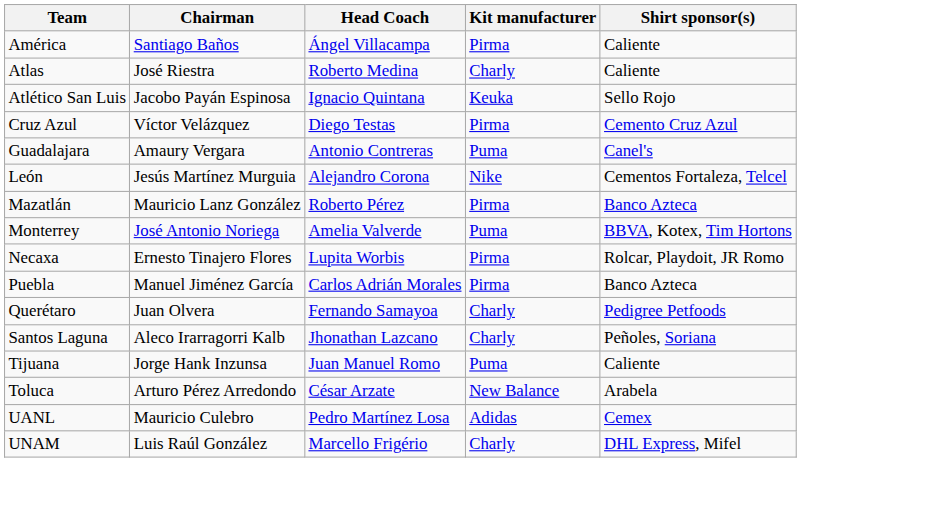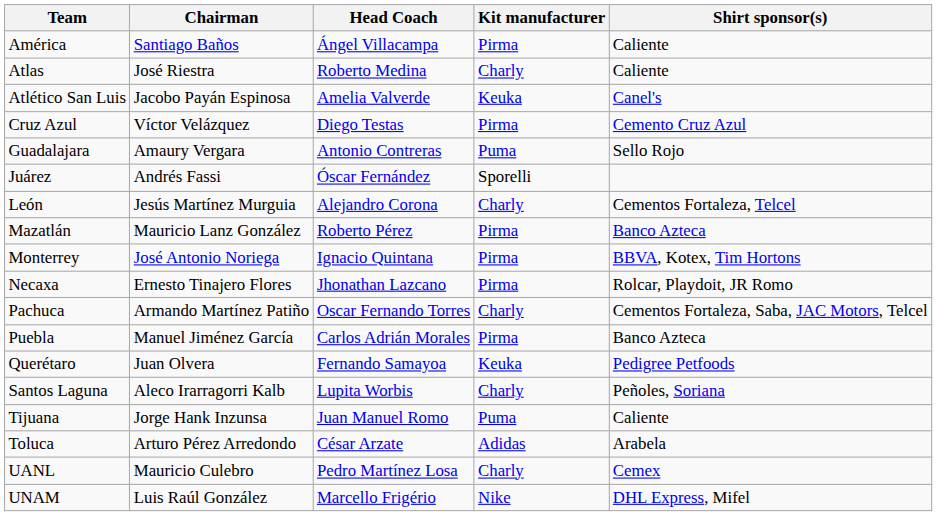(367, 97) Ignacio Quintana -> (373, 97) Amelia Valverde
(640, 97) Sello Rojo -> (637, 97) Canel's
(628, 151) Canel's -> (649, 151) Sello Rojo
+ row: (30, 177)
(486, 177) Nike -> (501, 204) Charly
(365, 230) Amelia Valverde -> (375, 257) Ignacio Quintana
(488, 230) Puma -> (498, 257) Pirma
(356, 257) Lupita Worbis -> (382, 284) Jhonathan Lazcano
+ row: (36, 310)
(492, 310) Charly -> (500, 364) Keuka
(373, 337) Jhonathan Lazcano -> (365, 390) Lupita Worbis
(514, 390) New Balance -> (502, 444) Adidas
(493, 417) Adidas -> (501, 470) Charly
(492, 444) Charly -> (494, 497) Nike
